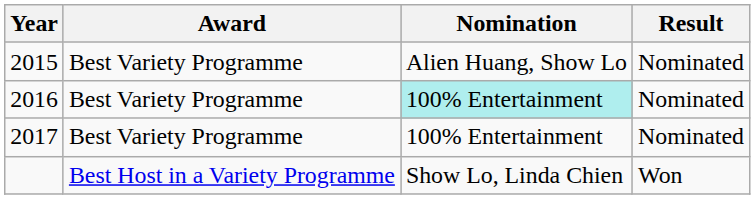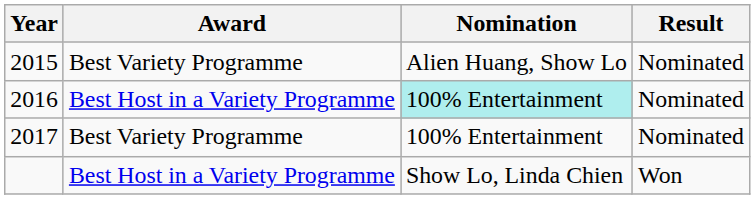(186, 99) Best Variety Programme -> (232, 99) Best Host in a Variety Programme
